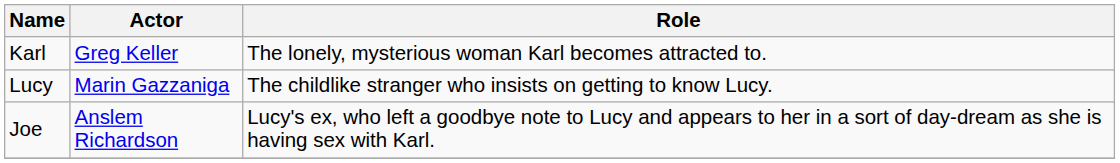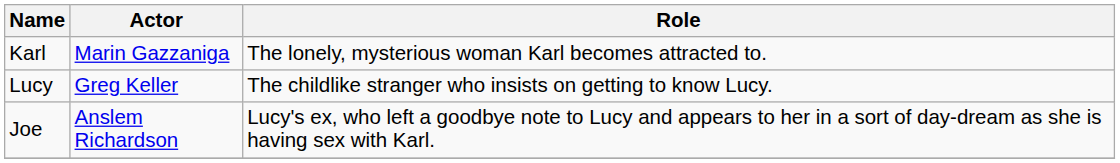(126, 53) Greg Keller -> (152, 53) Marin Gazzaniga
(152, 85) Marin Gazzaniga -> (126, 85) Greg Keller
